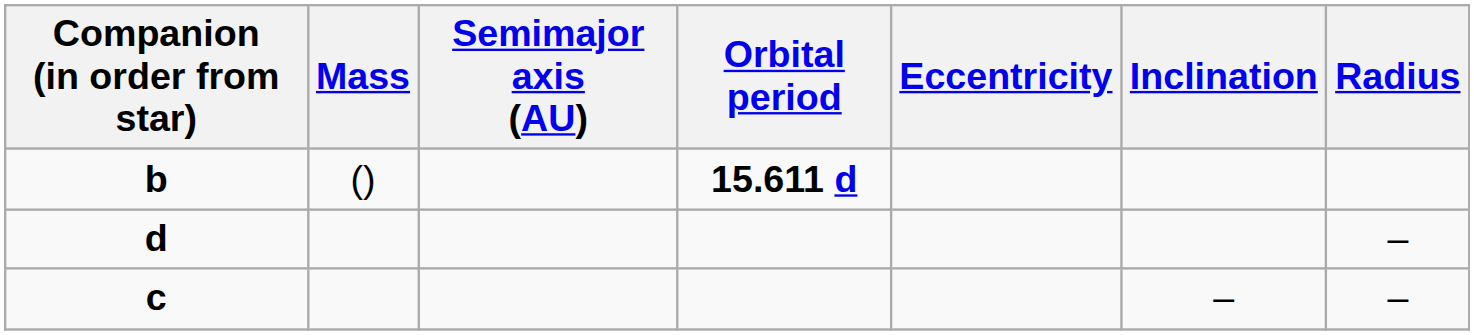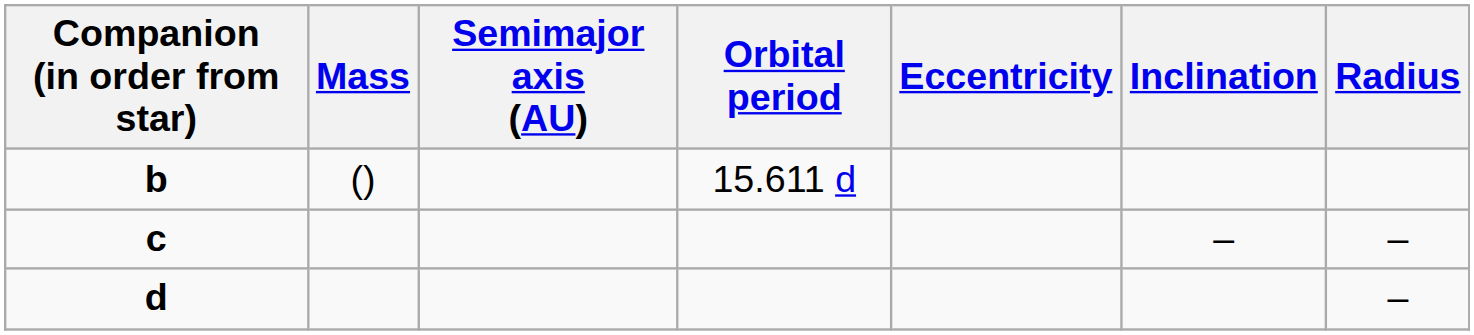(784, 178) bold -> (784, 178) normal
rows swapped: (156, 297) <-> (156, 238)
